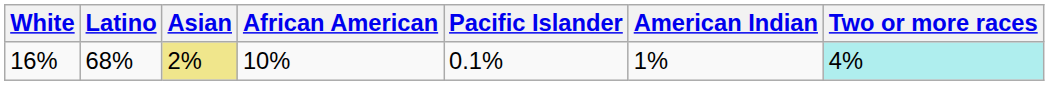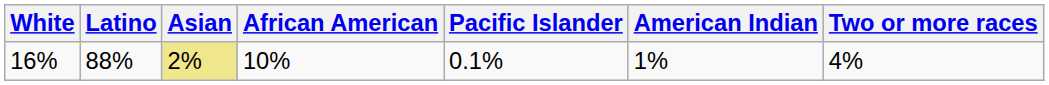(109, 60) 68% -> (109, 60) 88%
(846, 60) paleturquoise background -> (846, 60) no background
